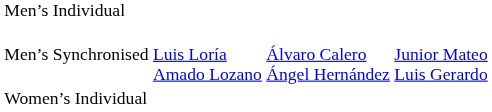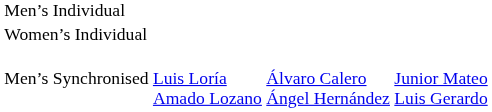rows swapped: (76, 54) <-> (76, 98)
